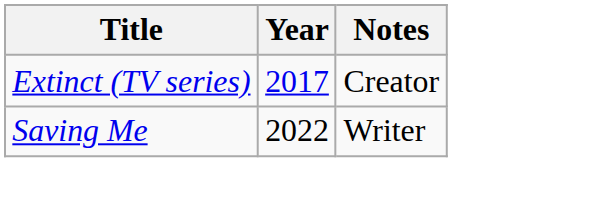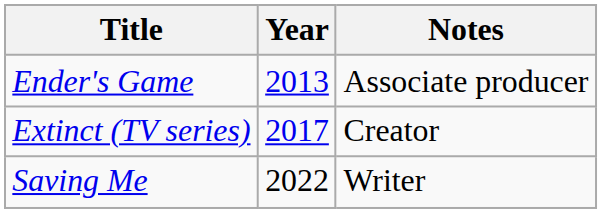+ row: (103, 80)
